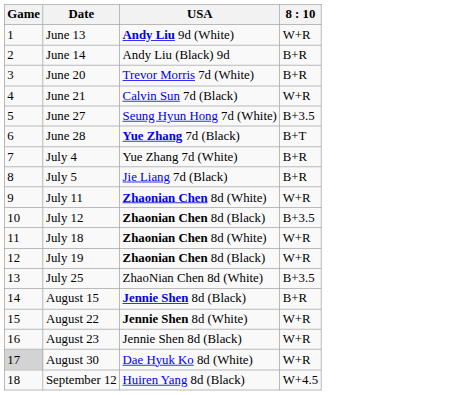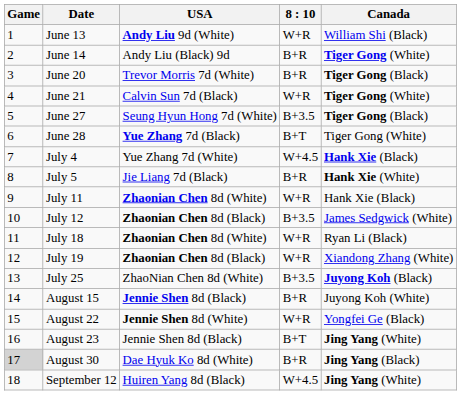+ column: (389, 14)
(295, 156) B+R -> (300, 156) W+4.5
(297, 339) W+R -> (295, 339) B+T
(297, 359) W+R -> (295, 359) B+R
